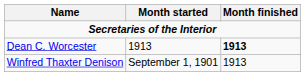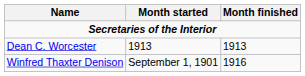(235, 46) bold -> (235, 46) normal
(235, 63) 1913 -> (235, 63) 1916
